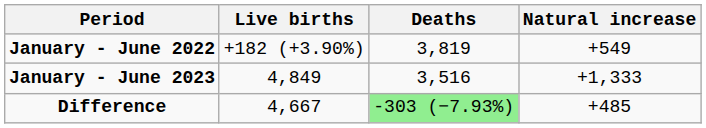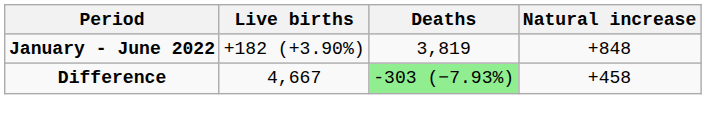(610, 49) +549 -> (610, 49) +848
- row: (112, 78)
(610, 108) +485 -> (610, 78) +458
